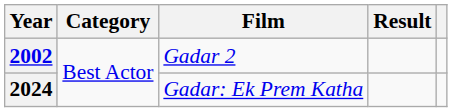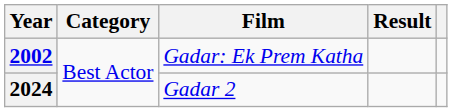(199, 55) Gadar 2 -> (263, 55) Gadar: Ek Prem Katha
(263, 89) Gadar: Ek Prem Katha -> (199, 89) Gadar 2
